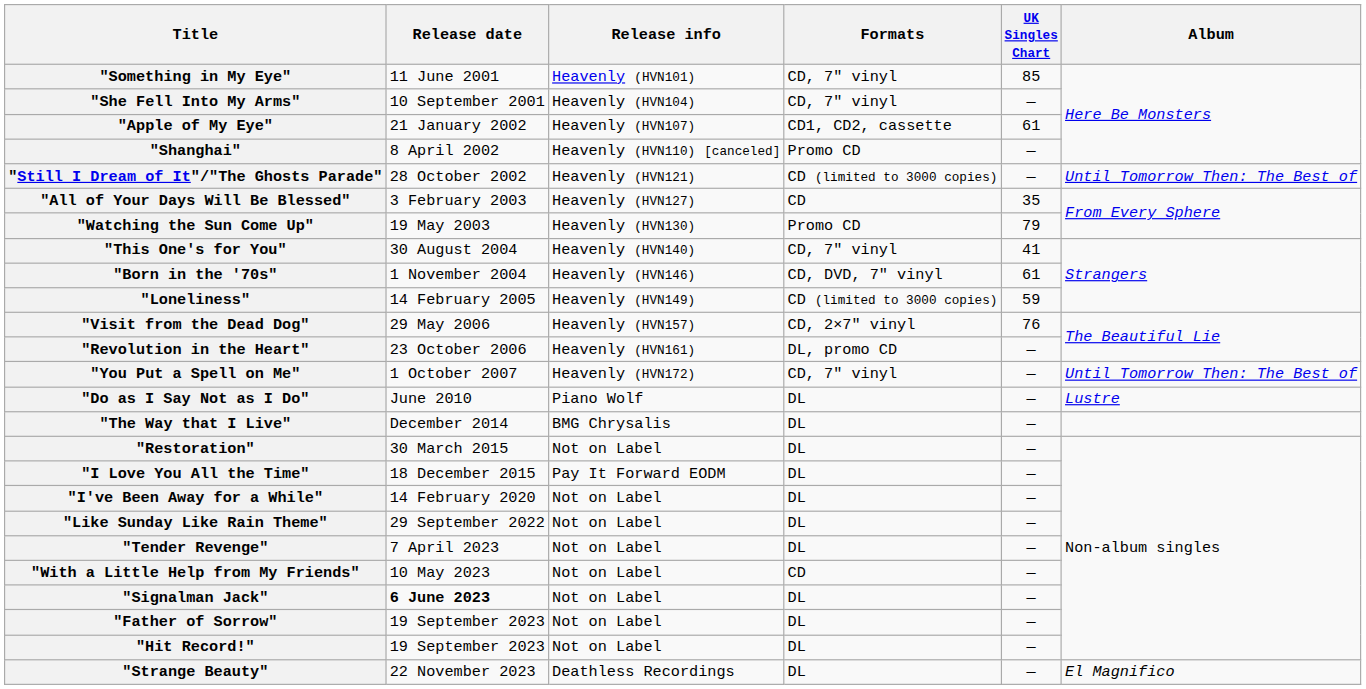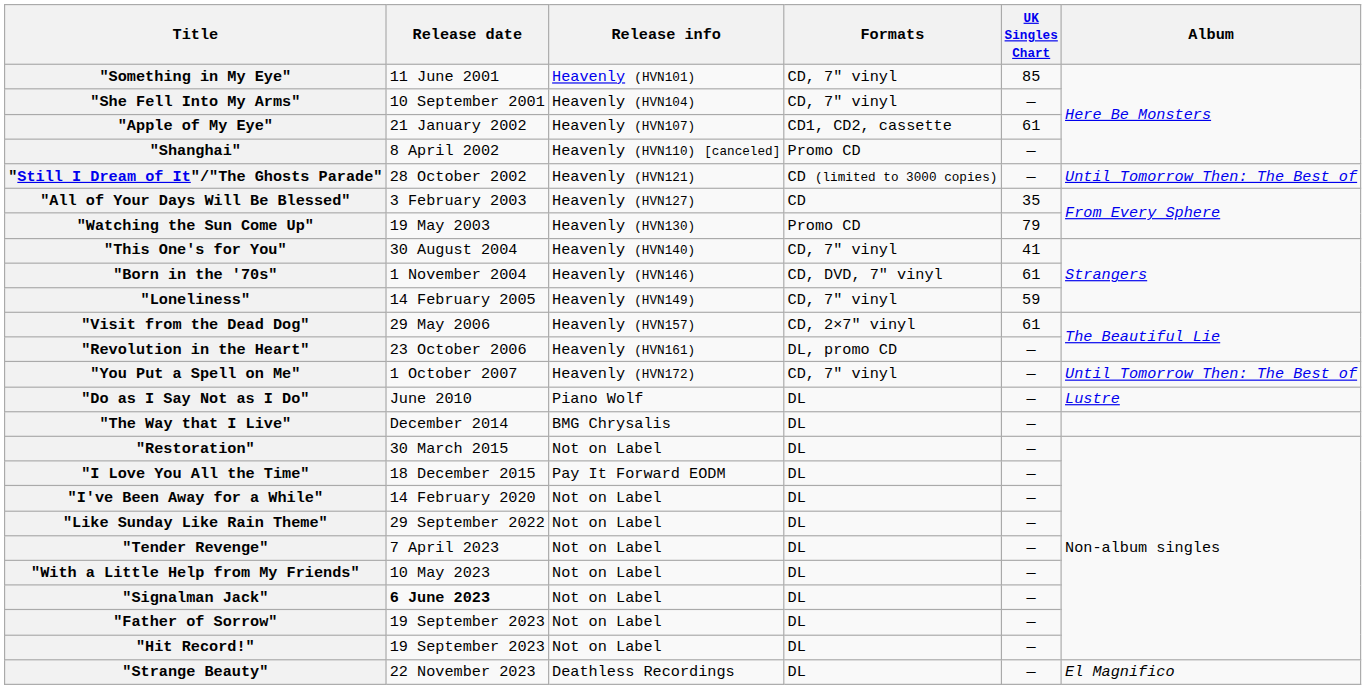(892, 300) CD (limited to 3000 copies) -> (842, 300) CD, 7" vinyl
(1031, 325) 76 -> (1031, 325) 61
(797, 573) CD -> (797, 573) DL
